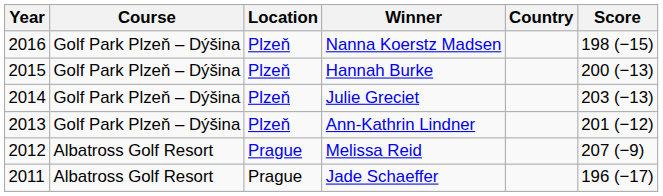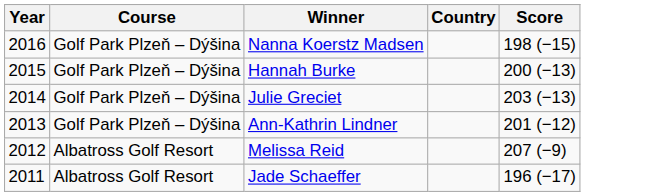- column: (283, 17)
